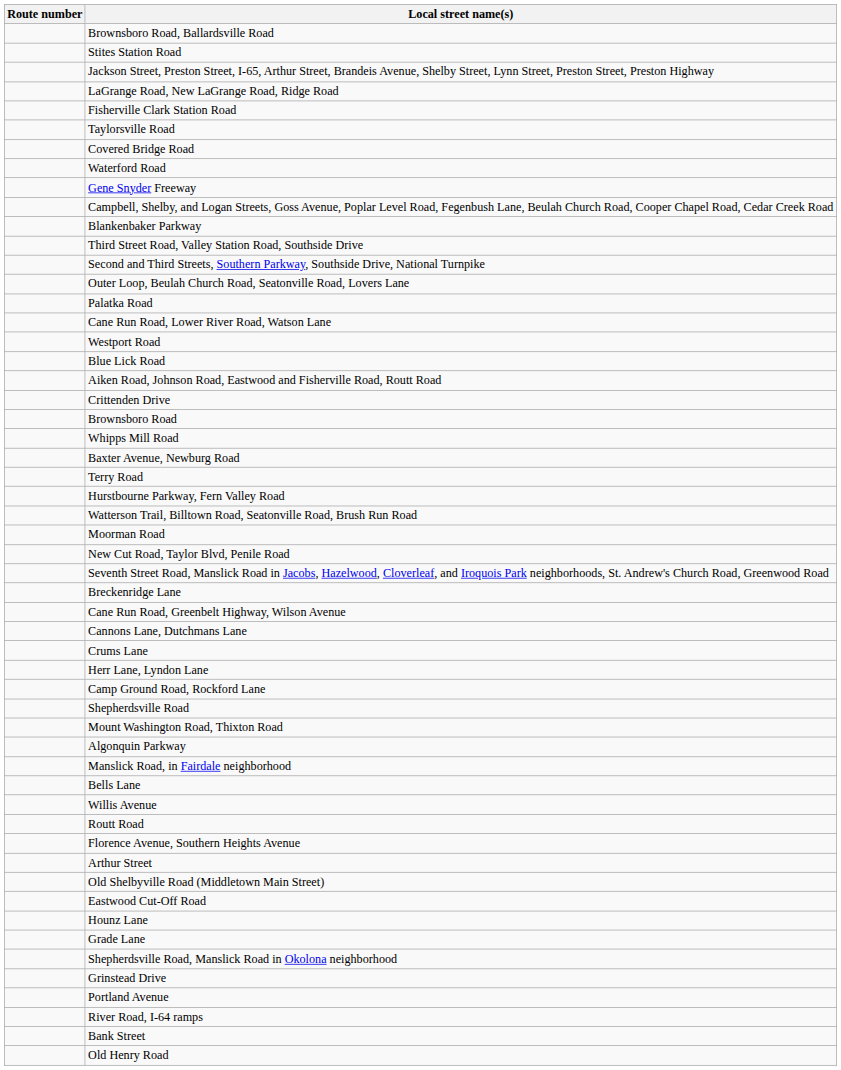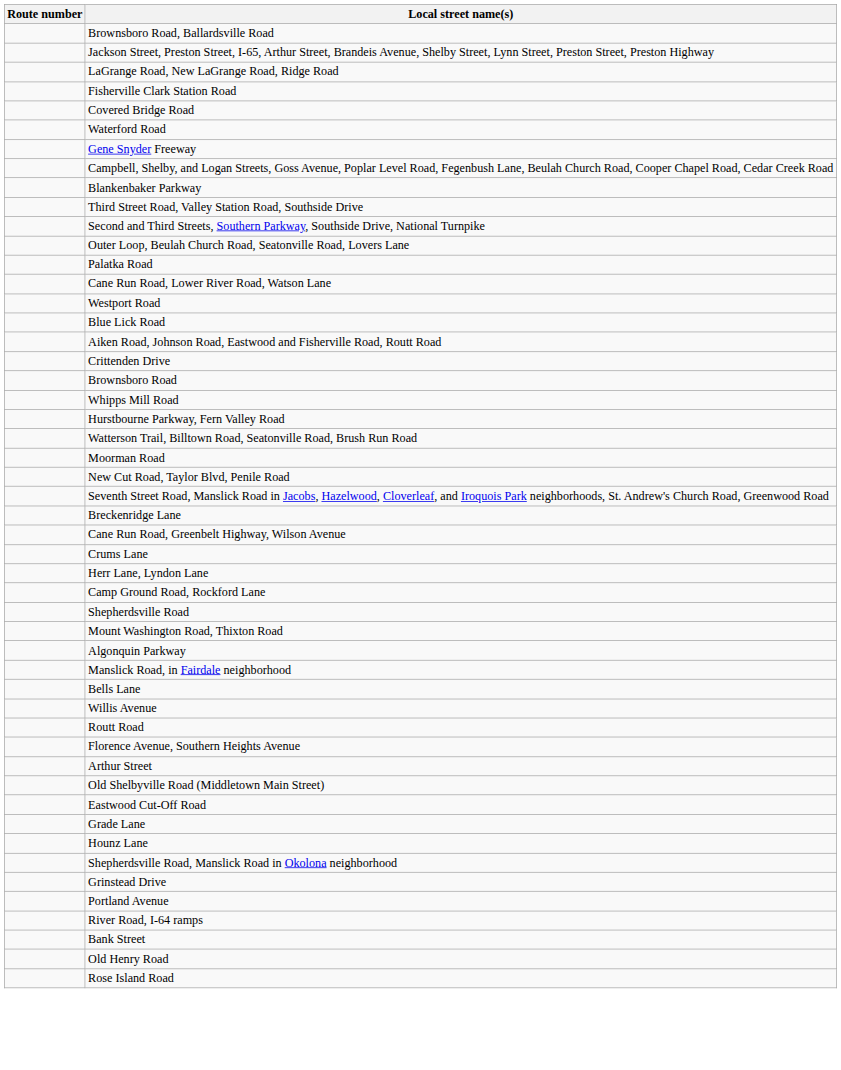- row: (135, 52)
- row: (131, 129)
- row: (164, 457)
- row: (116, 476)
- row: (167, 631)
rows swapped: (117, 939) <-> (118, 920)
+ row: (131, 978)
